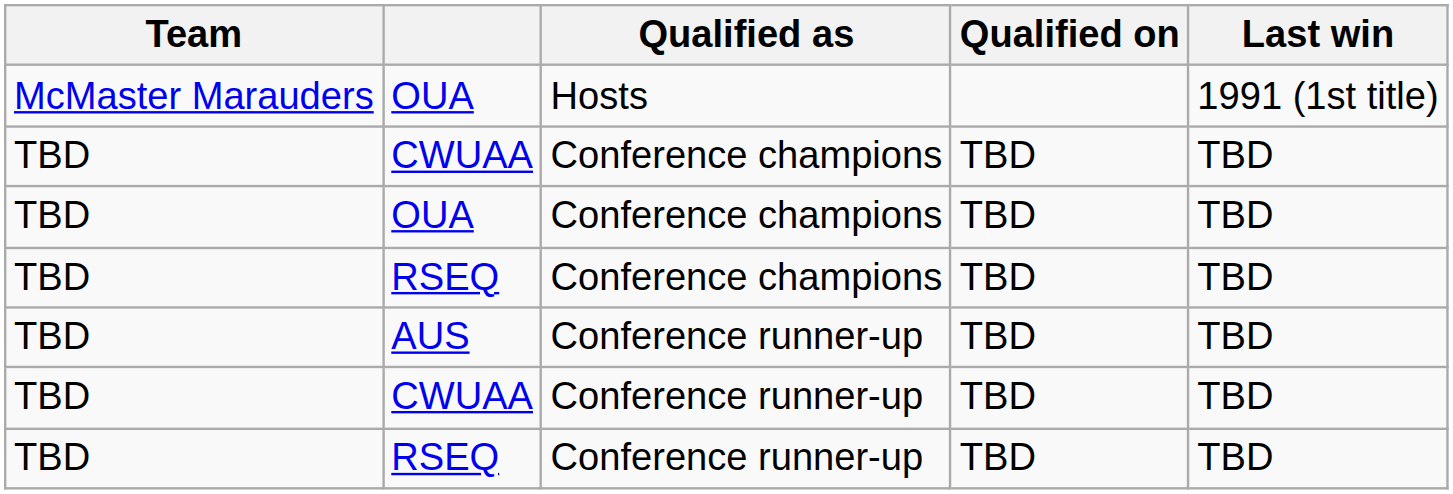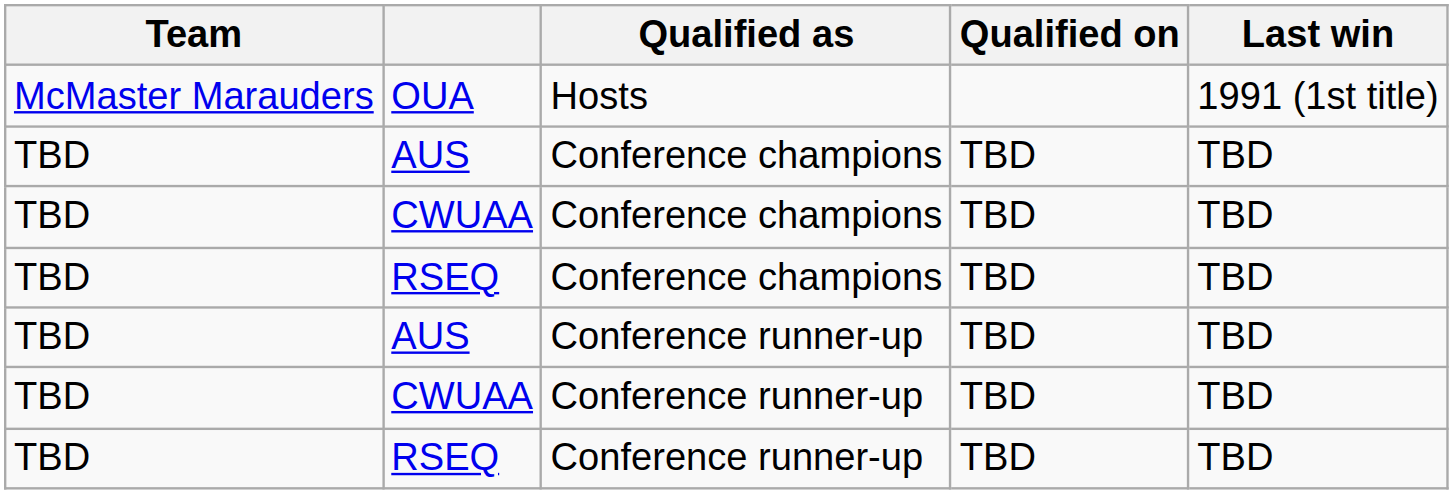+ row: (430, 155)
- row: (433, 215)
